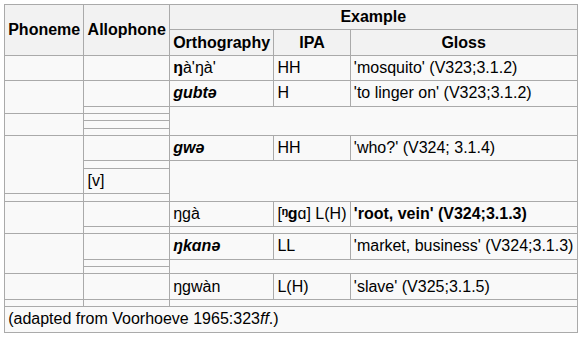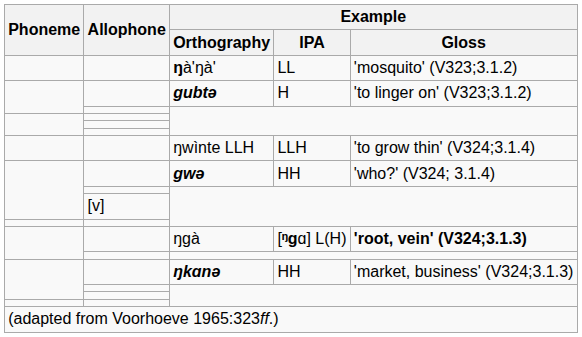(289, 67) HH -> (286, 67) LL
+ row: (127, 148)
(286, 246) LL -> (289, 271) HH
- row: (127, 287)
